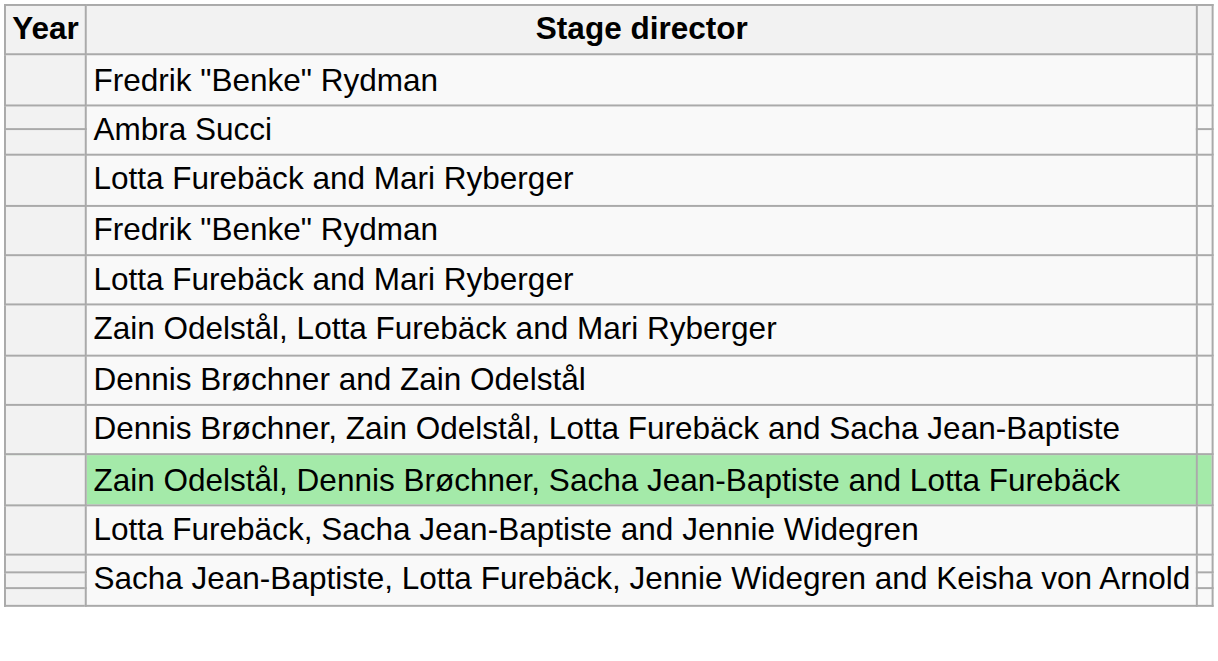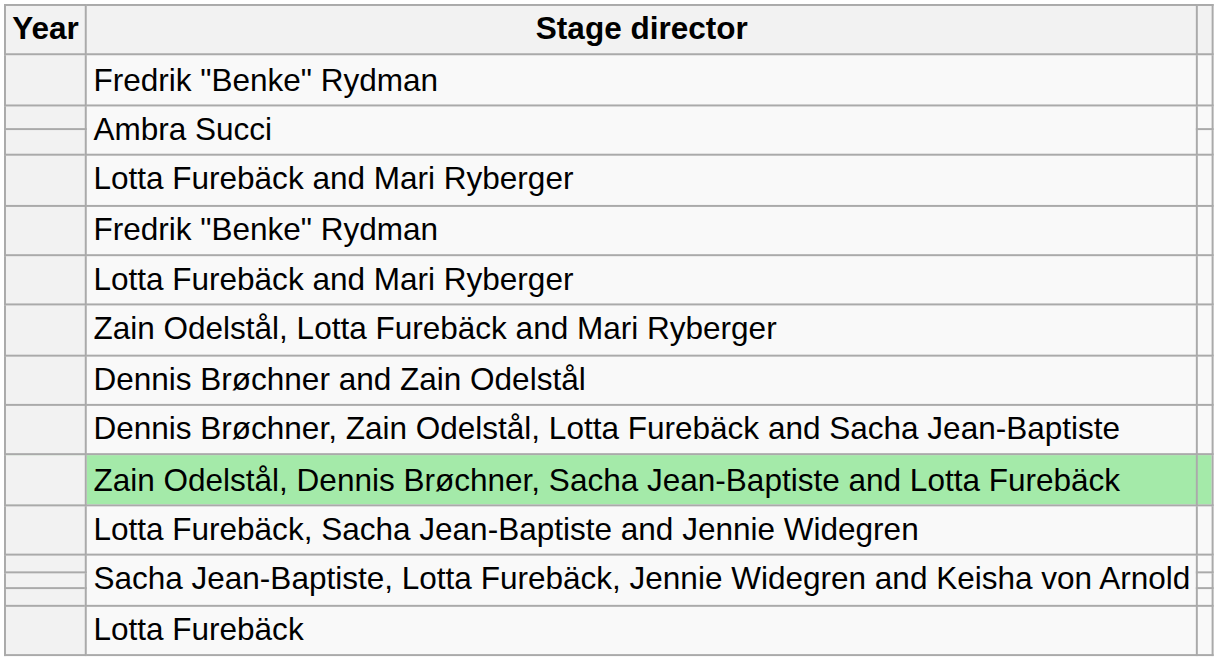+ row: (46, 630)
